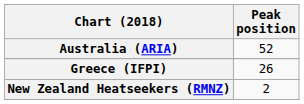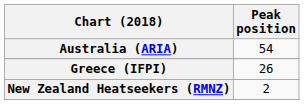(266, 49) 52 -> (266, 49) 54
